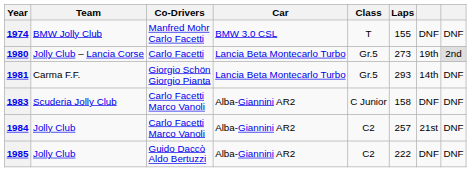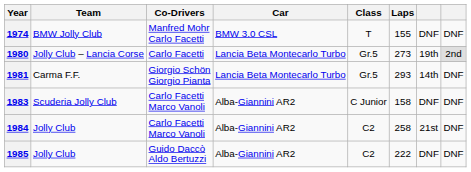(403, 128) 257 -> (403, 128) 258
